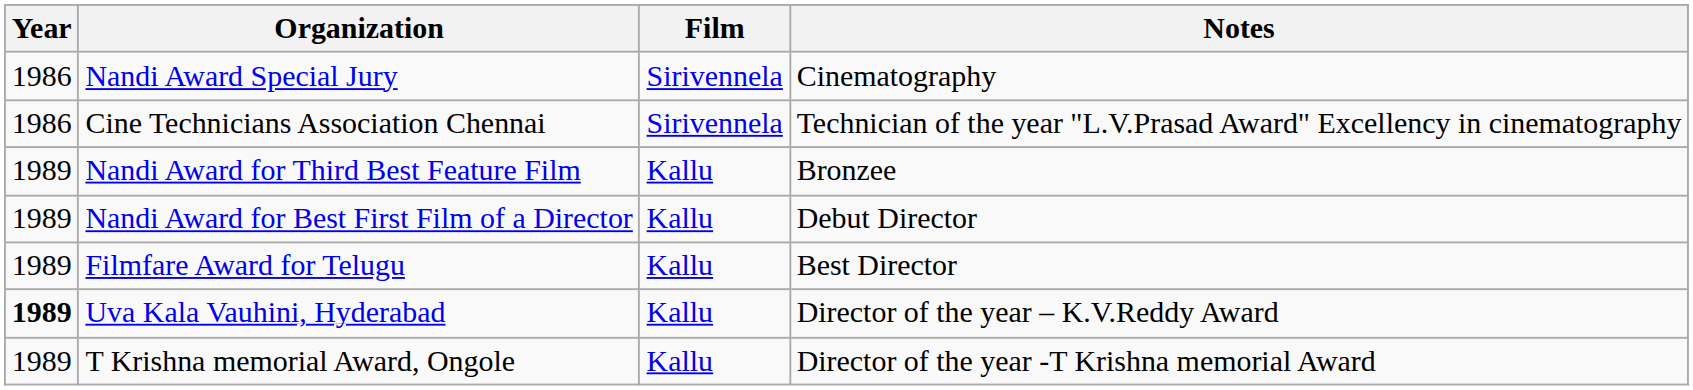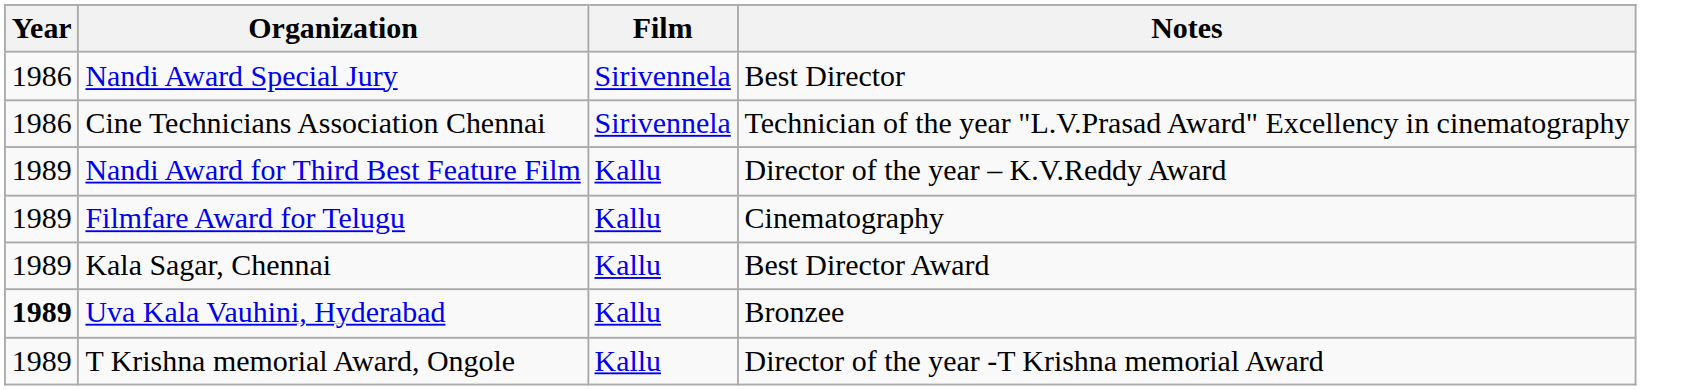(896, 75) Cinematography -> (825, 75) Best Director
(847, 170) Bronzee -> (986, 170) Director of the year – K.V.Reddy Award
- row: (359, 218)
(877, 265) Best Director -> (844, 218) Cinematography
+ row: (208, 265)
(1038, 312) Director of the year – K.V.Reddy Award -> (794, 312) Bronzee
